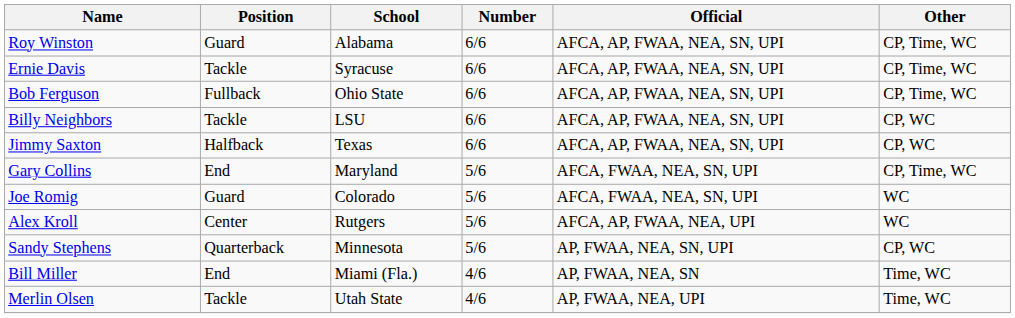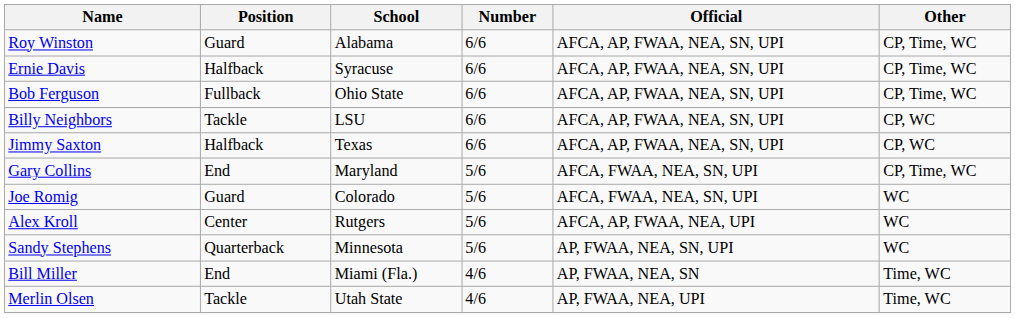(226, 68) Tackle -> (234, 68) Halfback
(909, 247) CP, WC -> (896, 247) WC
